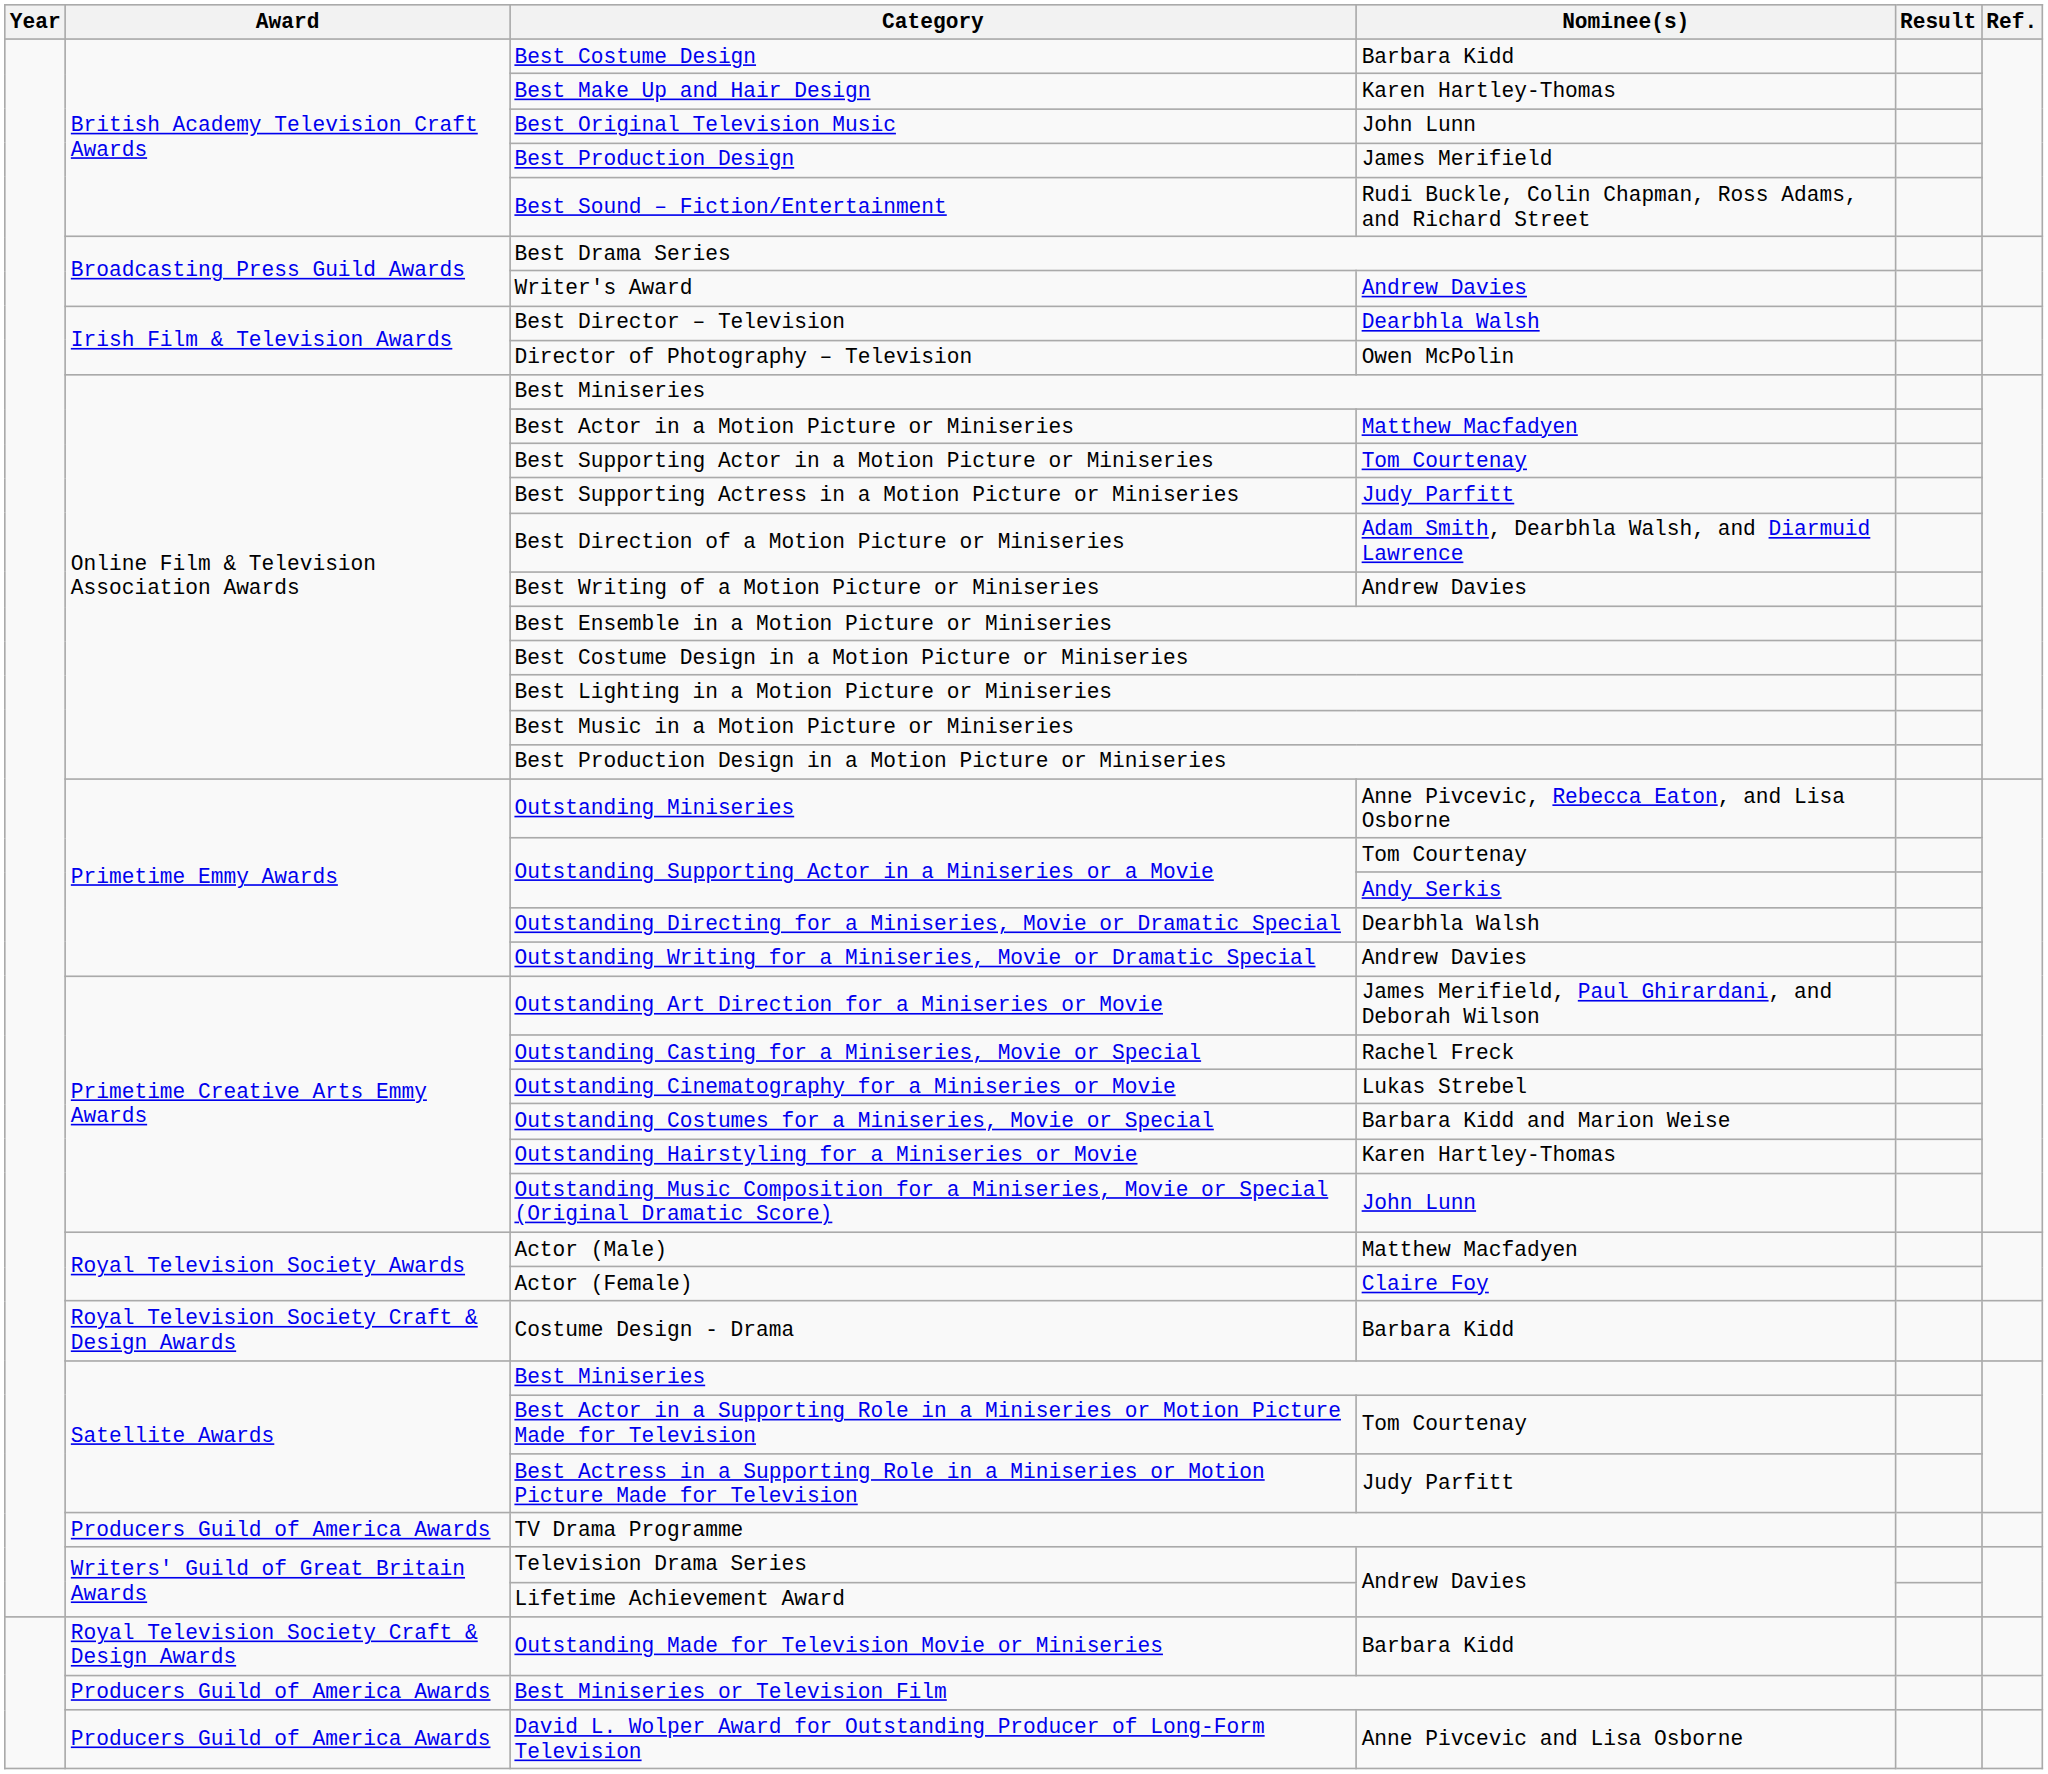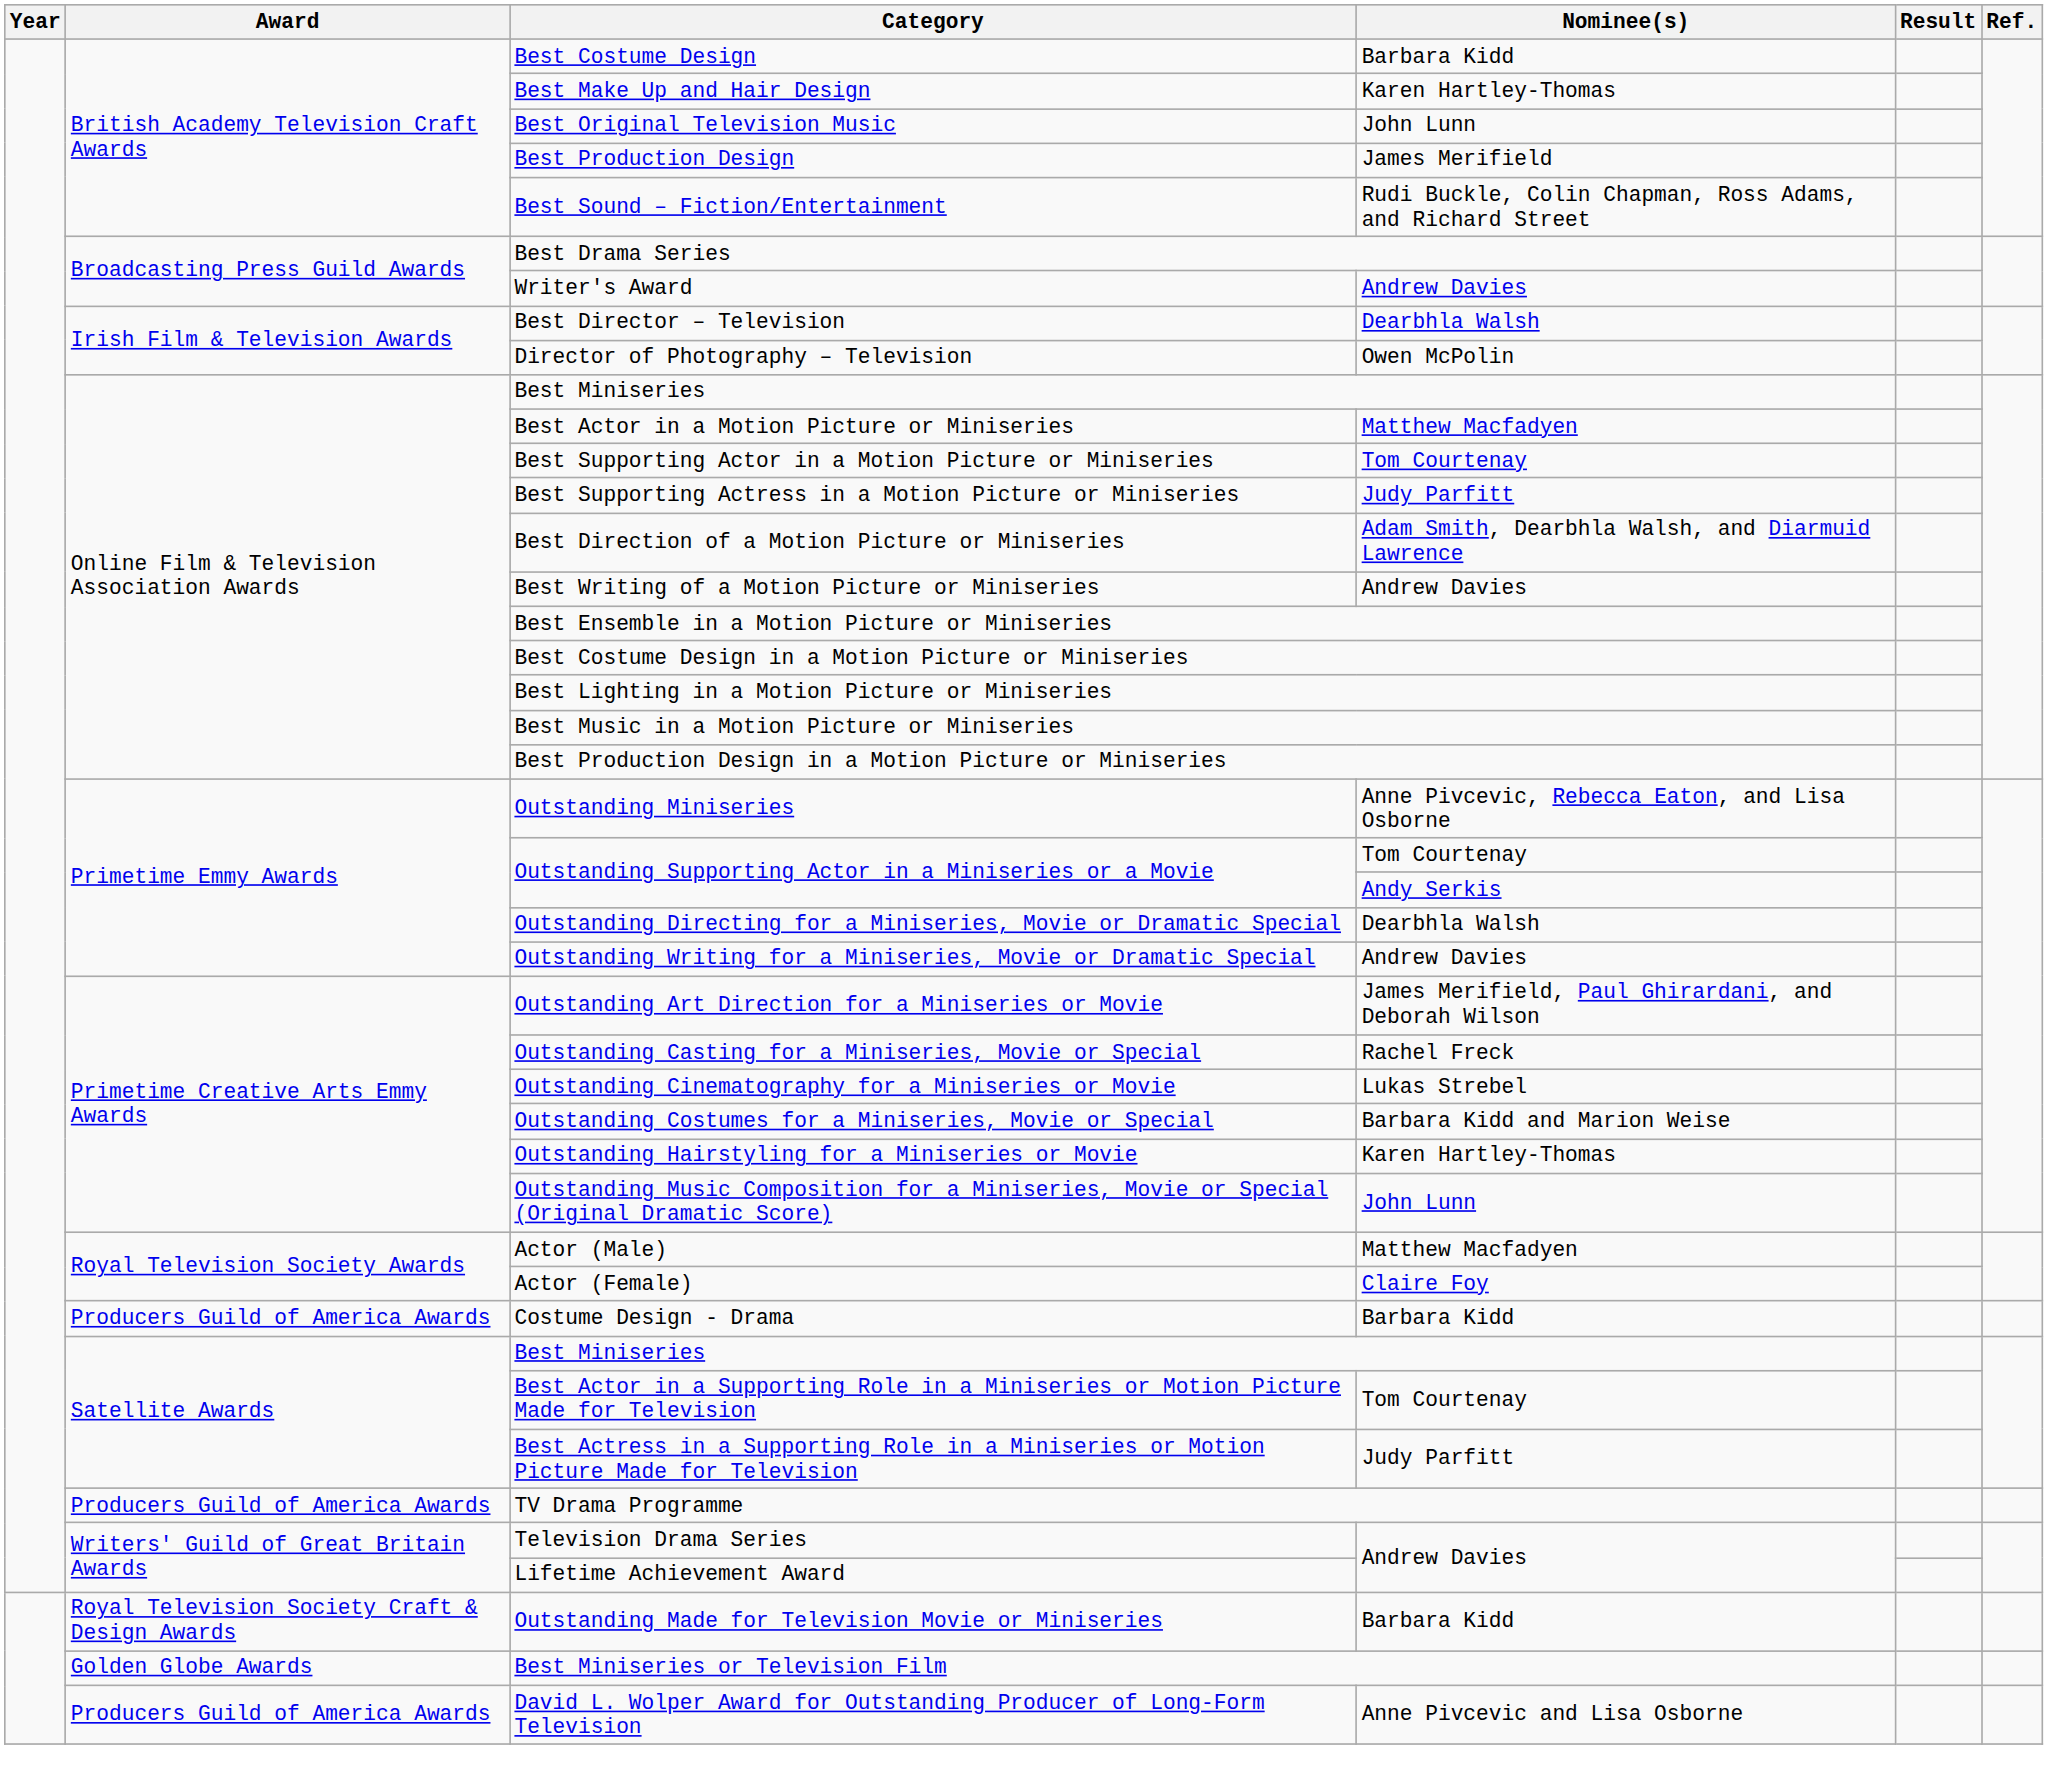(274, 1331) Royal Television Society Craft & Design Awards -> (281, 1319) Producers Guild of America Awards
(281, 1693) Producers Guild of America Awards -> (192, 1668) Golden Globe Awards
